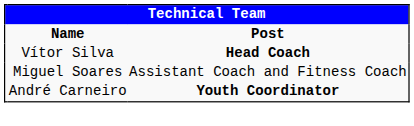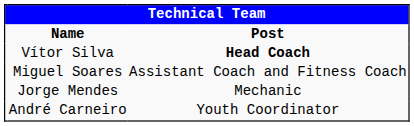+ row: (68, 92)
(268, 92) bold -> (268, 111) normal
